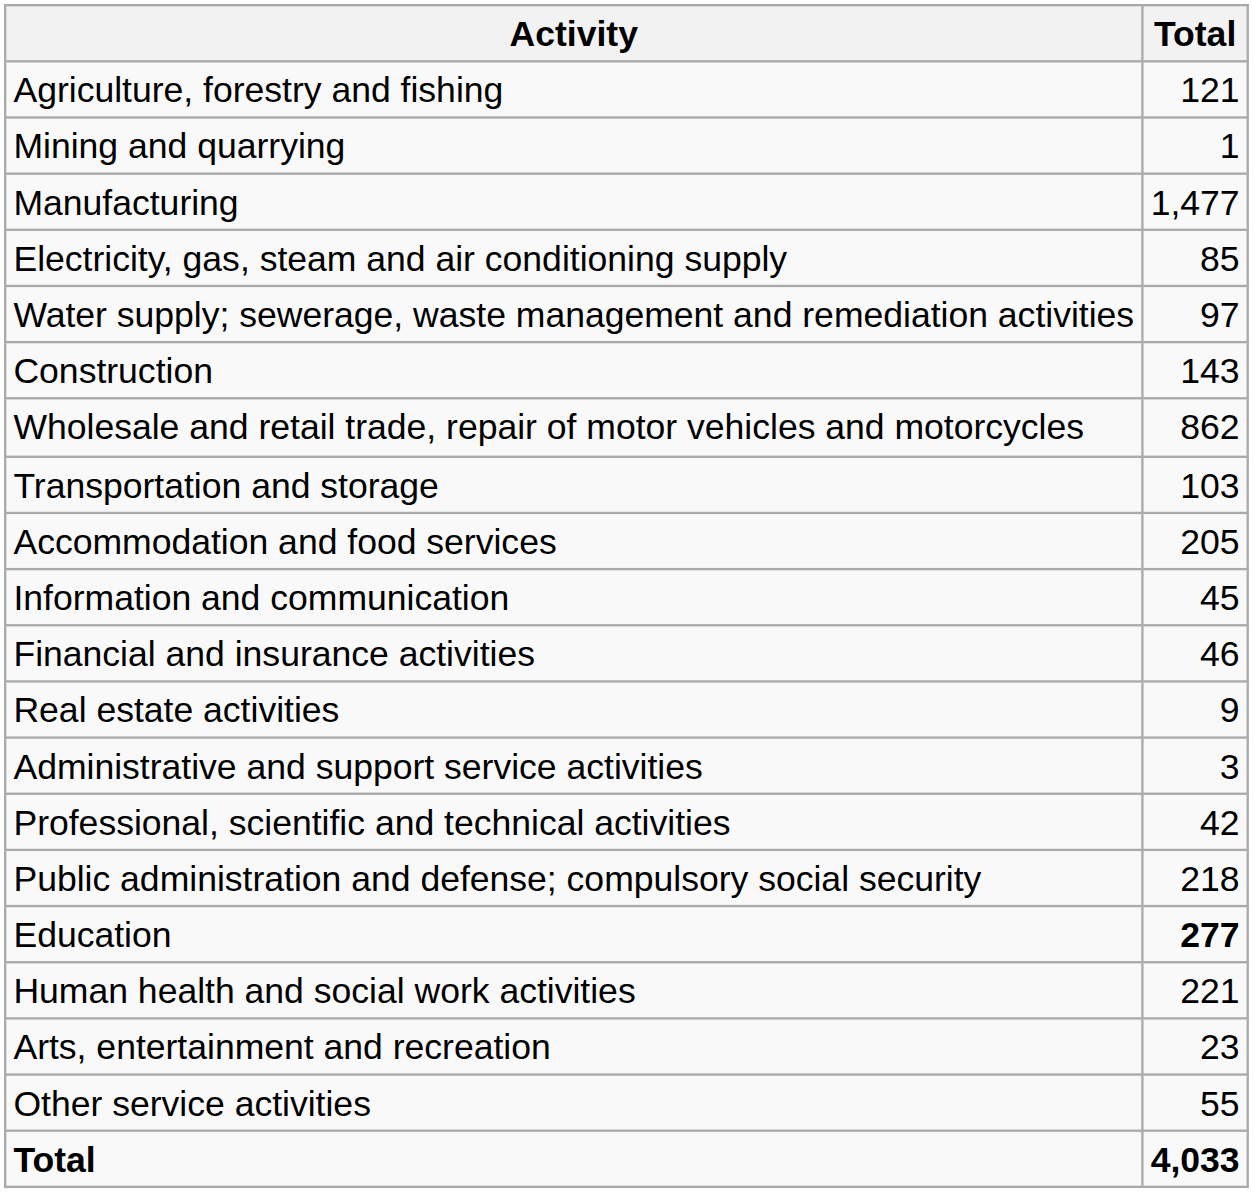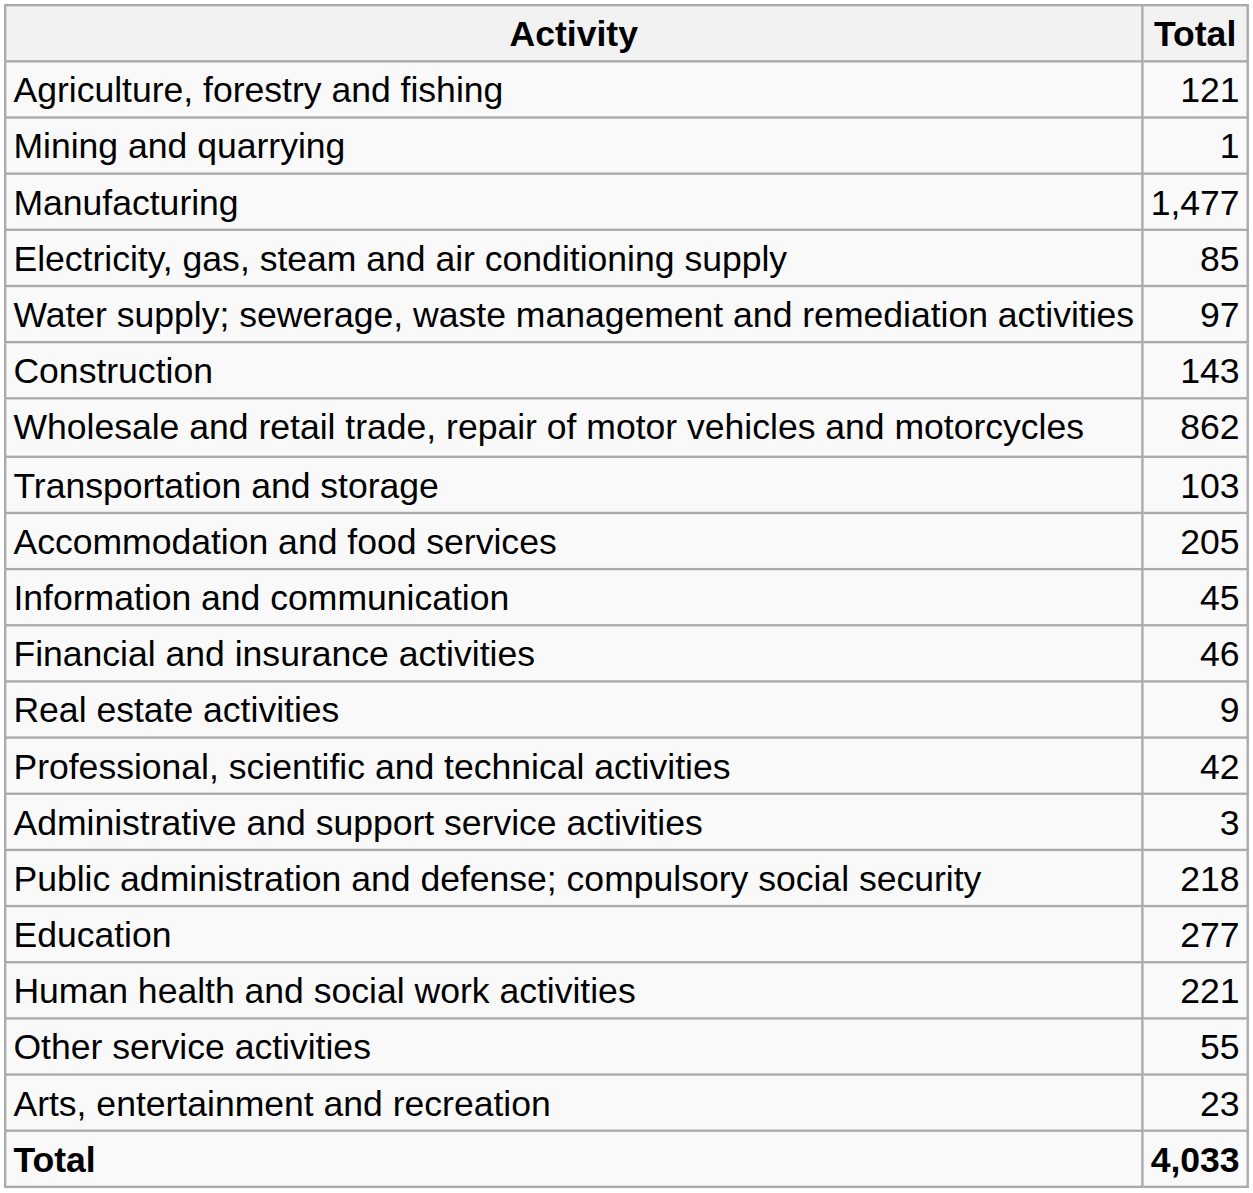rows swapped: (372, 822) <-> (358, 765)
(1210, 934) bold -> (1210, 934) normal
rows swapped: (282, 1047) <-> (192, 1103)
